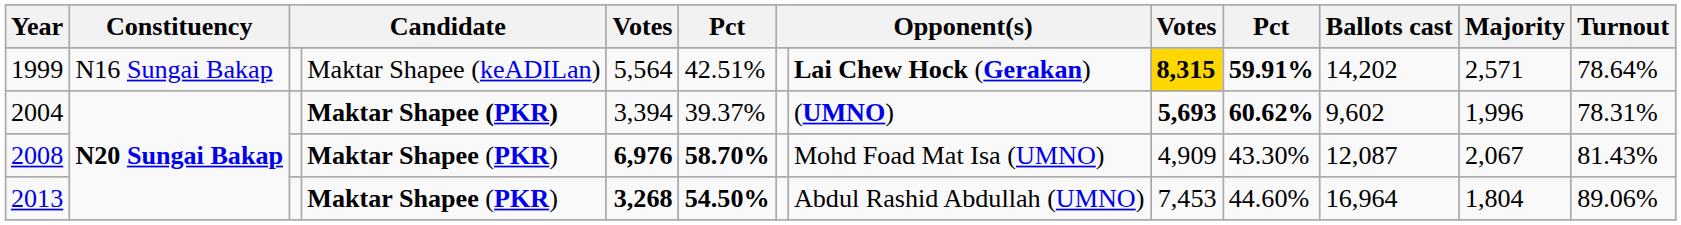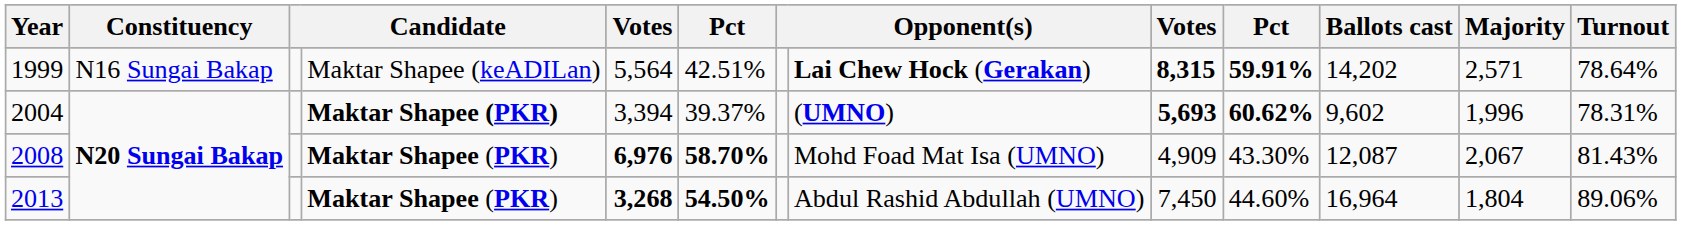(1186, 69) gold background -> (1186, 69) no background
(1187, 198) 7,453 -> (1187, 198) 7,450
